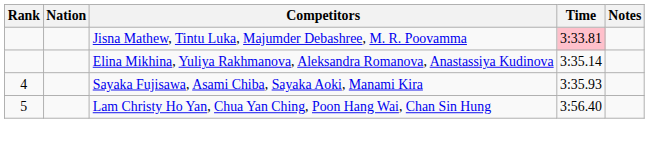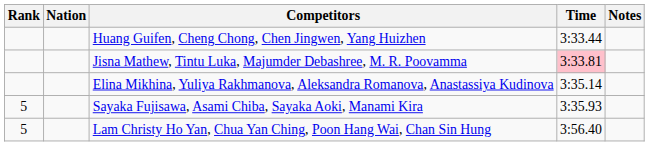+ row: (259, 38)
(24, 84) 4 -> (24, 107) 5
